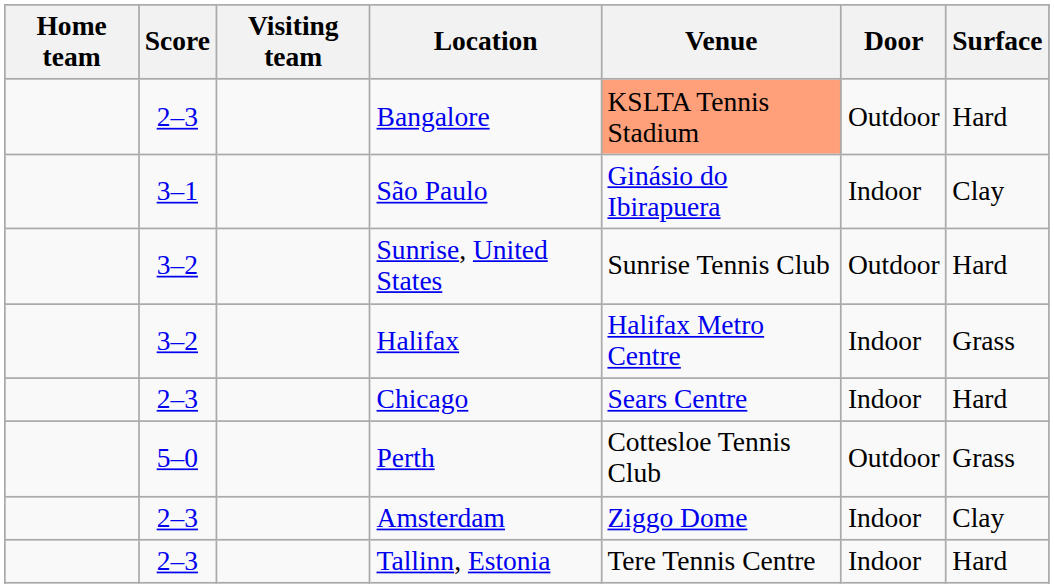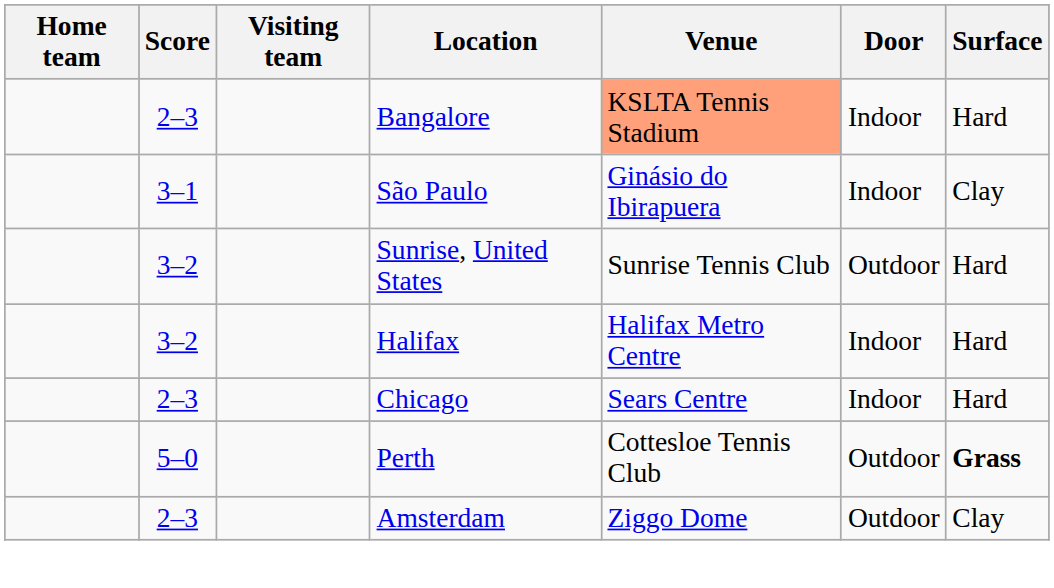(894, 116) Outdoor -> (885, 116) Indoor
(984, 340) Grass -> (980, 340) Hard
(984, 458) normal -> (987, 458) bold
(885, 517) Indoor -> (894, 517) Outdoor
- row: (464, 561)
